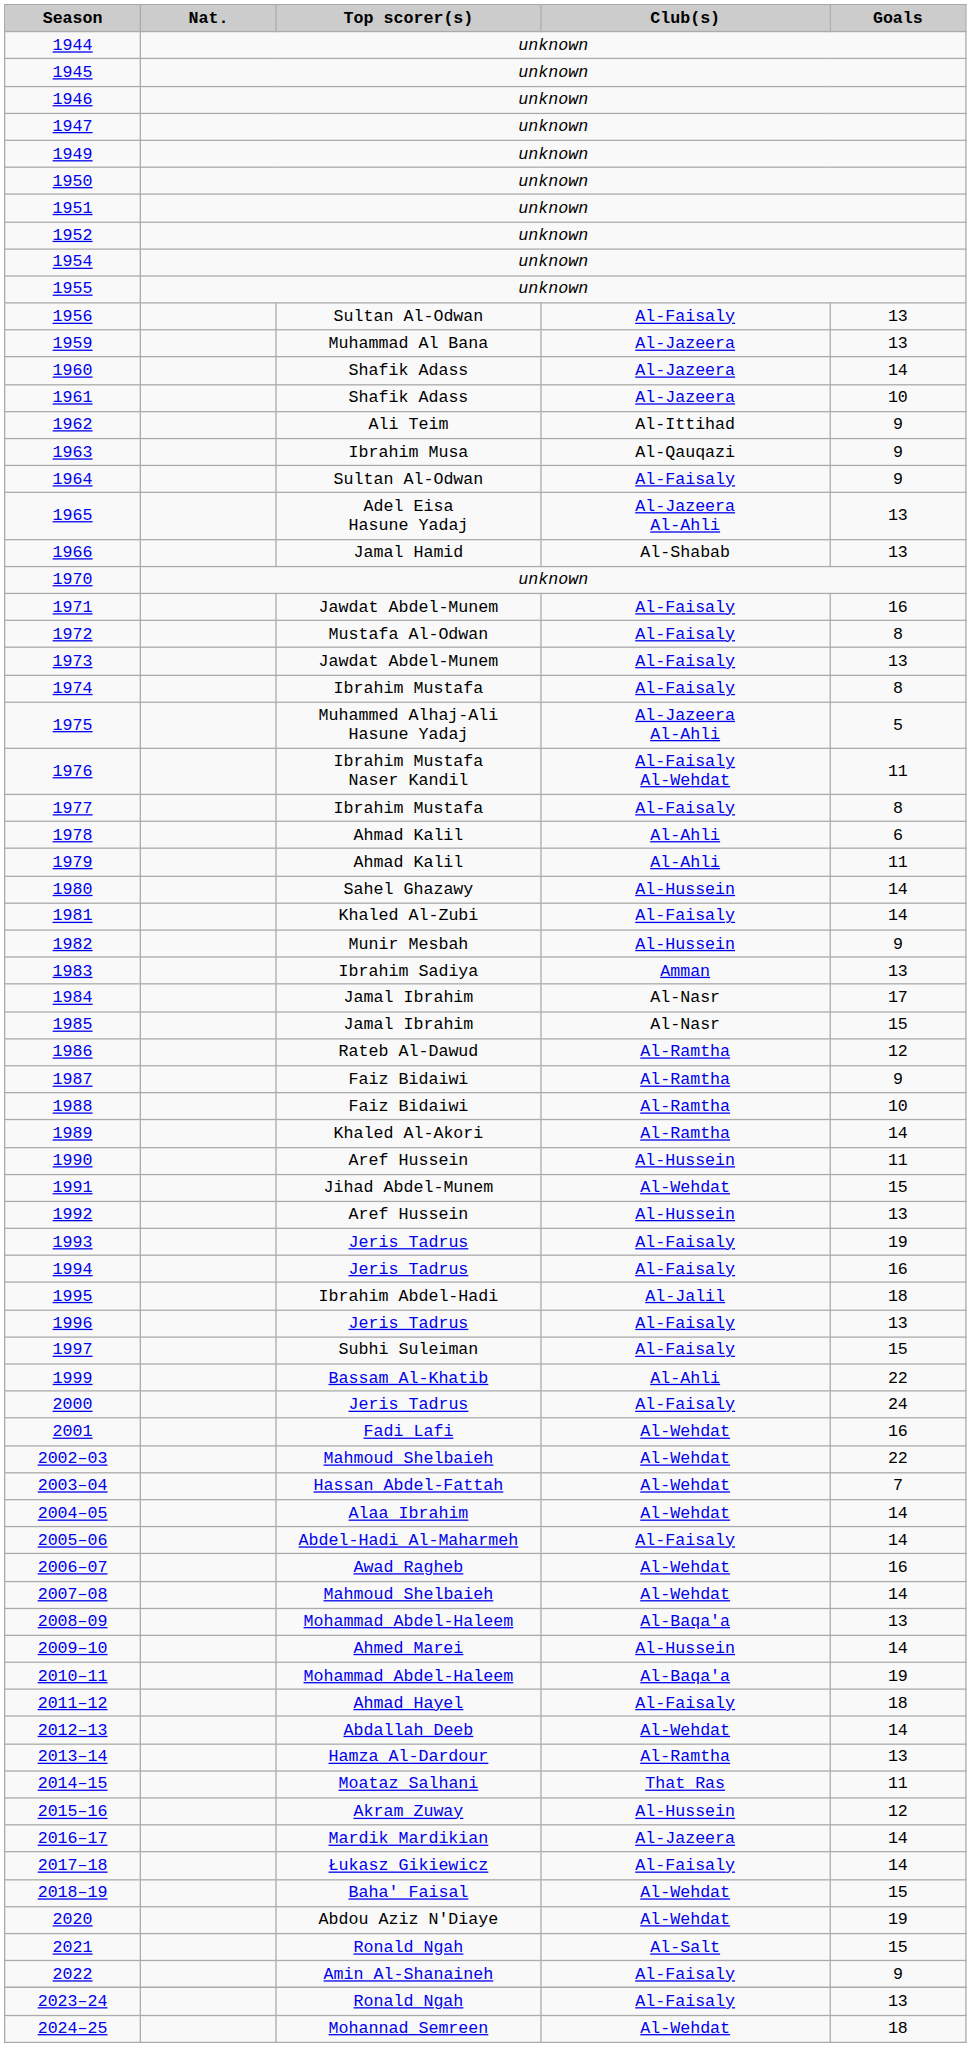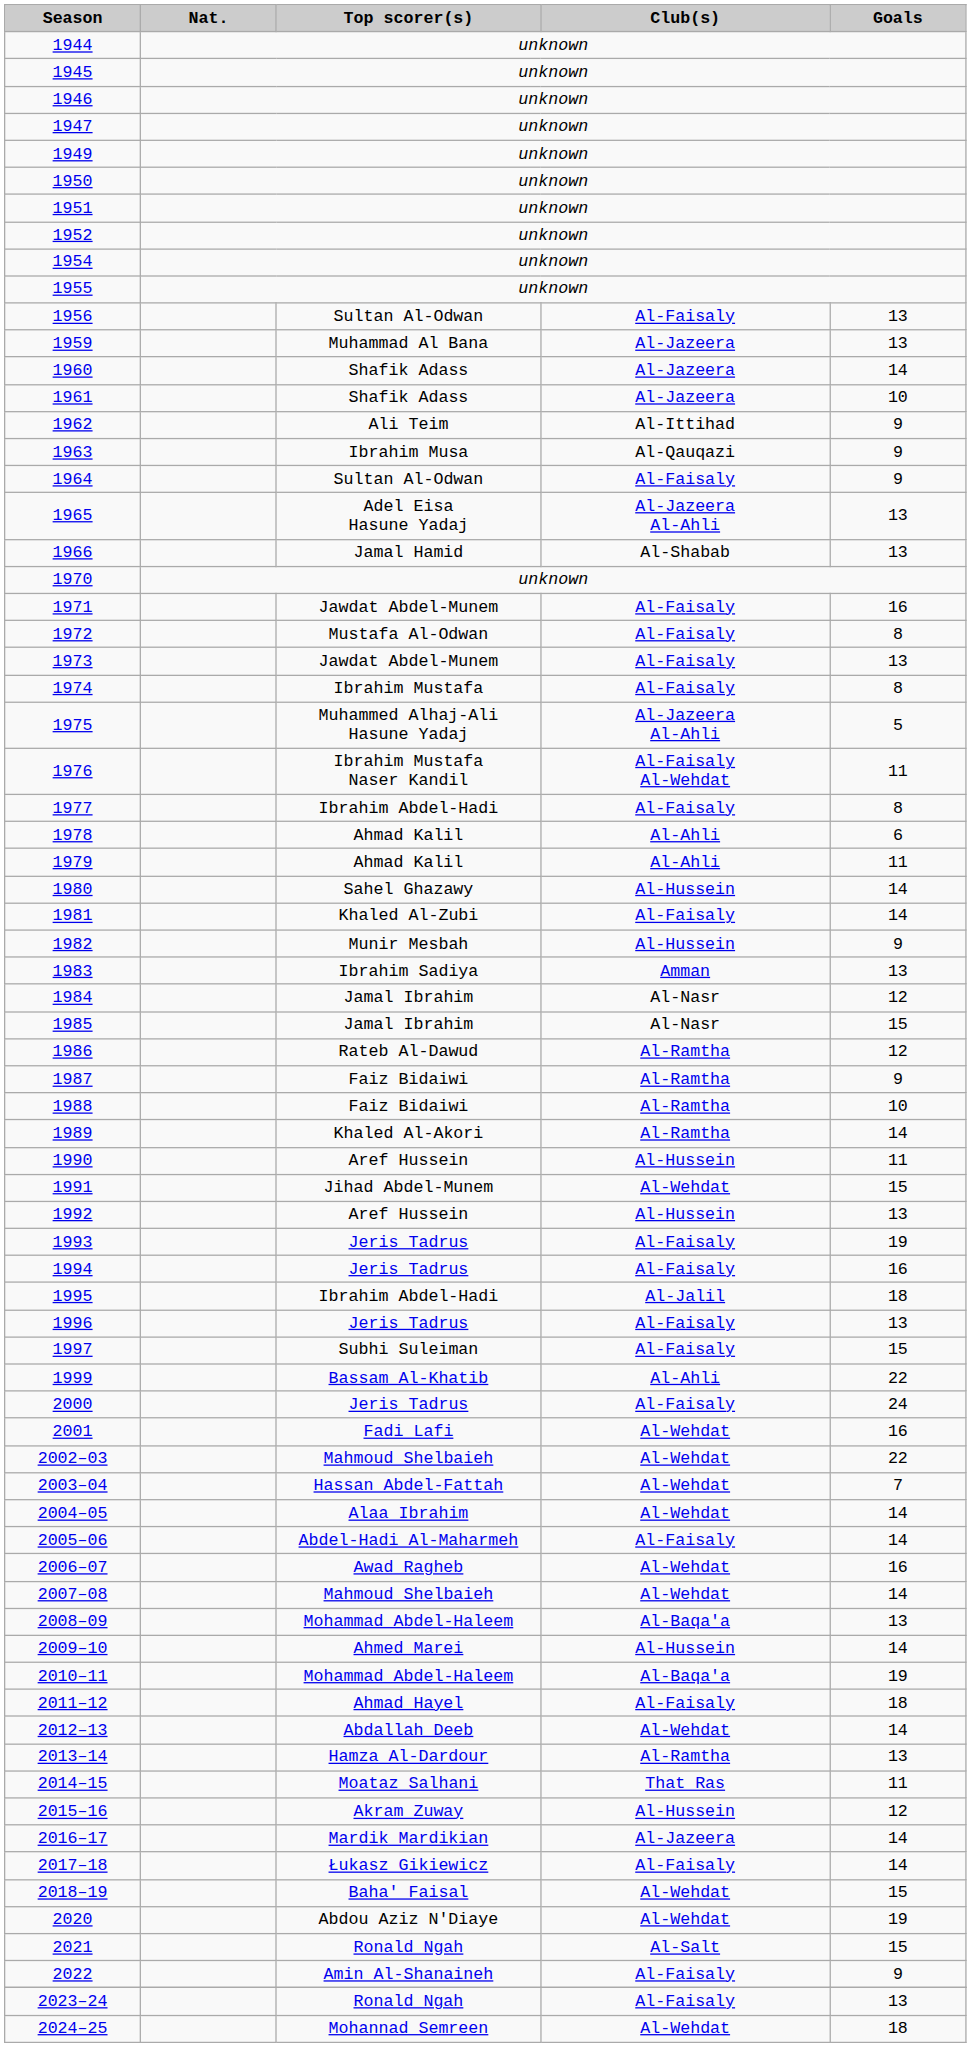(408, 808) Ibrahim Mustafa -> (408, 808) Ibrahim Abdel-Hadi
(898, 998) 17 -> (898, 998) 12
